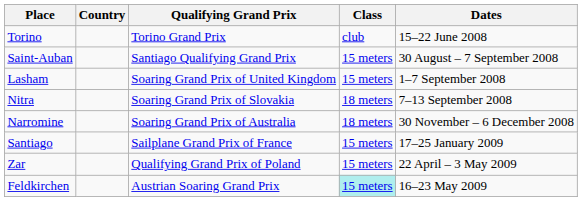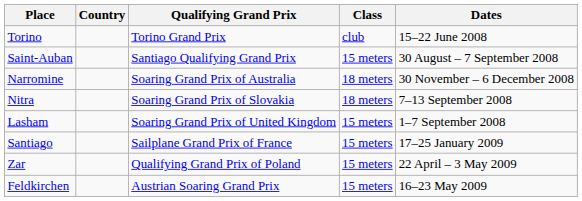rows swapped: (28, 79) <-> (35, 121)
(367, 185) paleturquoise background -> (367, 185) no background
